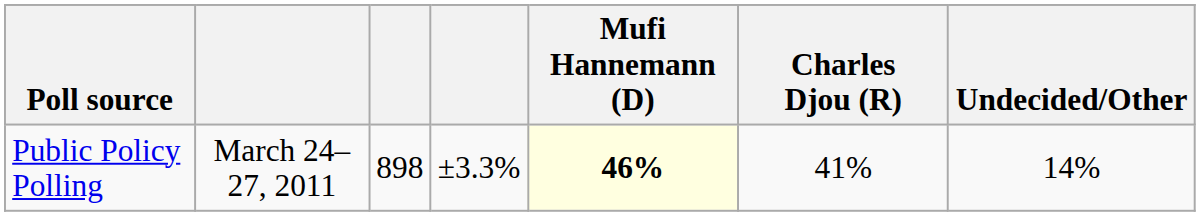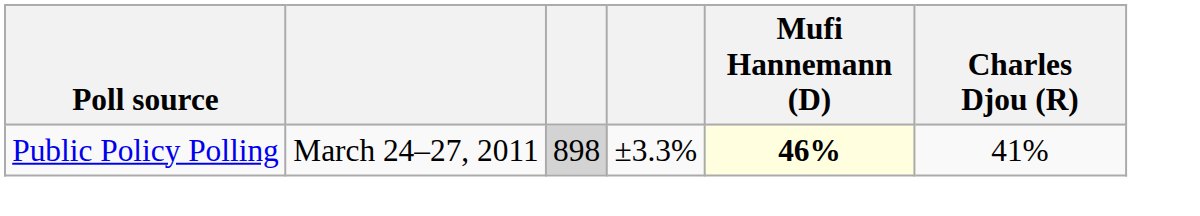- column: (1072, 99)
(400, 167) no background -> (577, 149) lightgrey background
